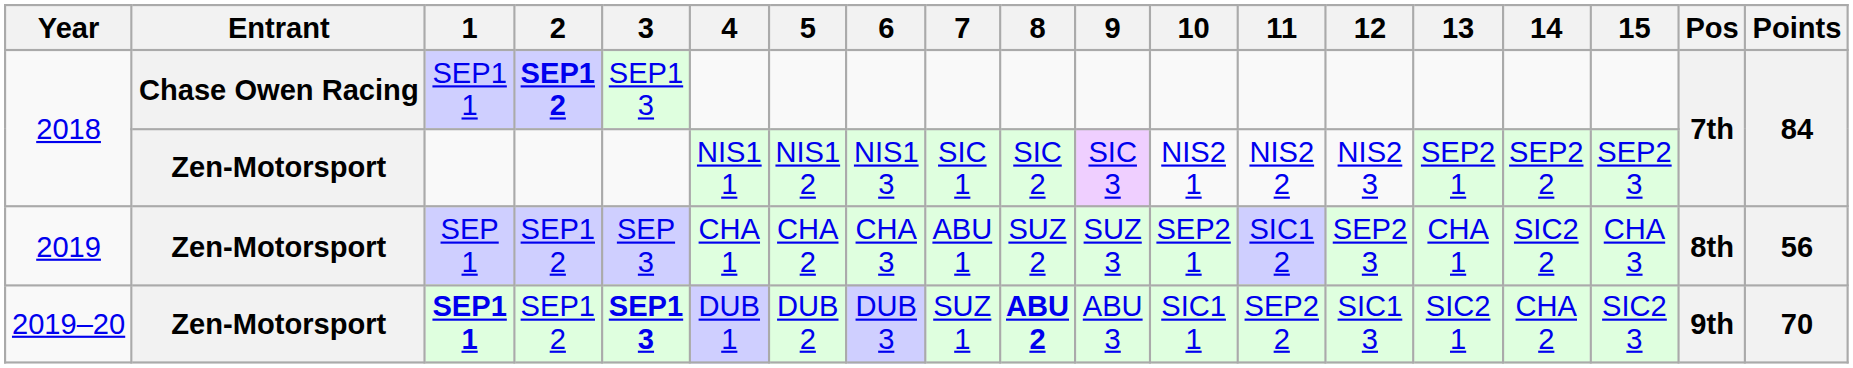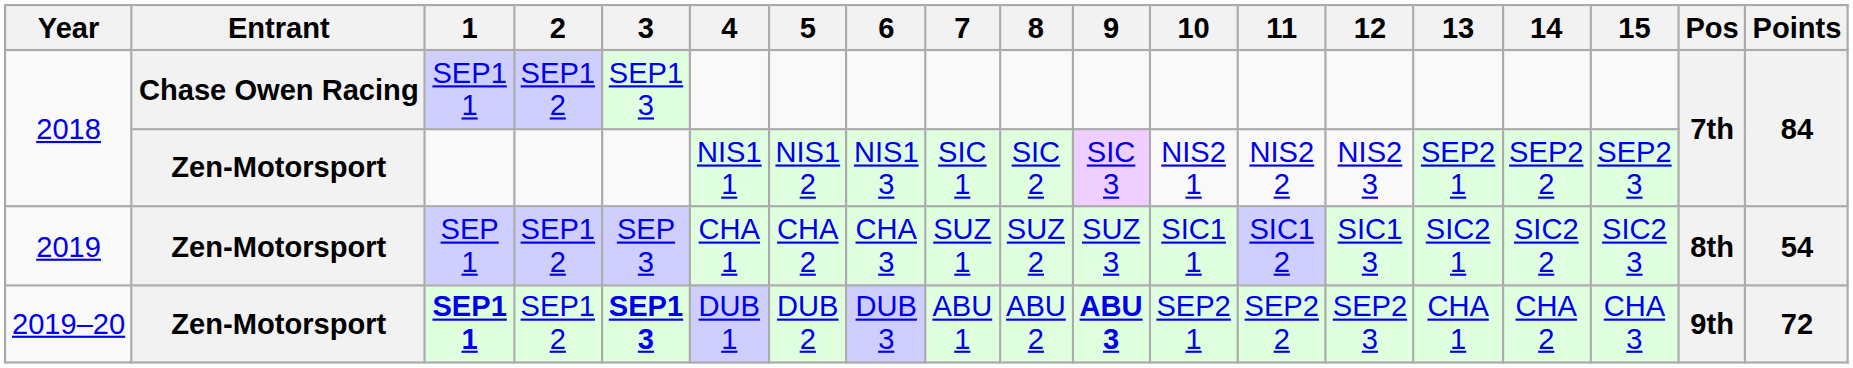(558, 90) bold -> (558, 90) normal
(962, 245) ABU 1 -> (962, 245) SUZ 1
(1194, 245) SEP2 1 -> (1194, 245) SIC1 1
(1370, 245) SEP2 3 -> (1370, 245) SIC1 3
(1458, 245) CHA 1 -> (1458, 245) SIC2 1
(1634, 245) CHA 3 -> (1634, 245) SIC2 3
(1797, 245) 56 -> (1797, 245) 54
(962, 323) SUZ 1 -> (962, 323) ABU 1
(1038, 323) bold -> (1036, 323) normal
(1113, 323) normal -> (1111, 323) bold
(1194, 323) SIC1 1 -> (1194, 323) SEP2 1
(1370, 323) SIC1 3 -> (1370, 323) SEP2 3
(1458, 323) SIC2 1 -> (1458, 323) CHA 1
(1634, 323) SIC2 3 -> (1634, 323) CHA 3
(1797, 323) 70 -> (1797, 323) 72
